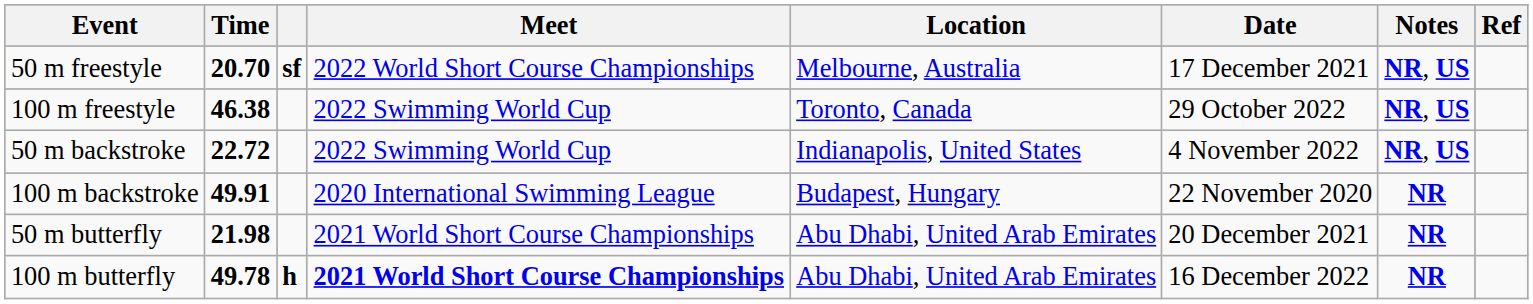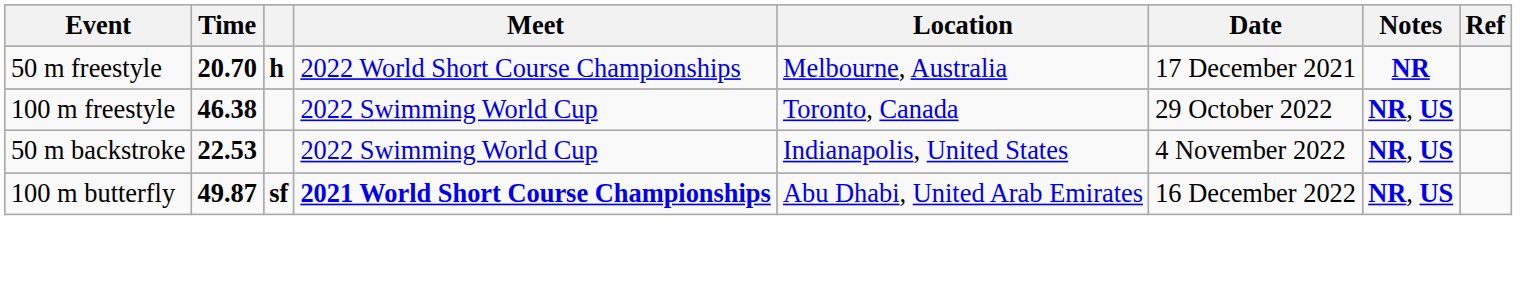(292, 67) sf -> (276, 67) h
(1427, 67) NR, US -> (1411, 67) NR
(240, 151) 22.72 -> (227, 151) 22.53
- row: (105, 192)
- row: (86, 234)
(240, 276) 49.78 -> (227, 192) 49.87
(290, 276) h -> (279, 192) sf
(1427, 276) NR -> (1411, 192) NR, US
